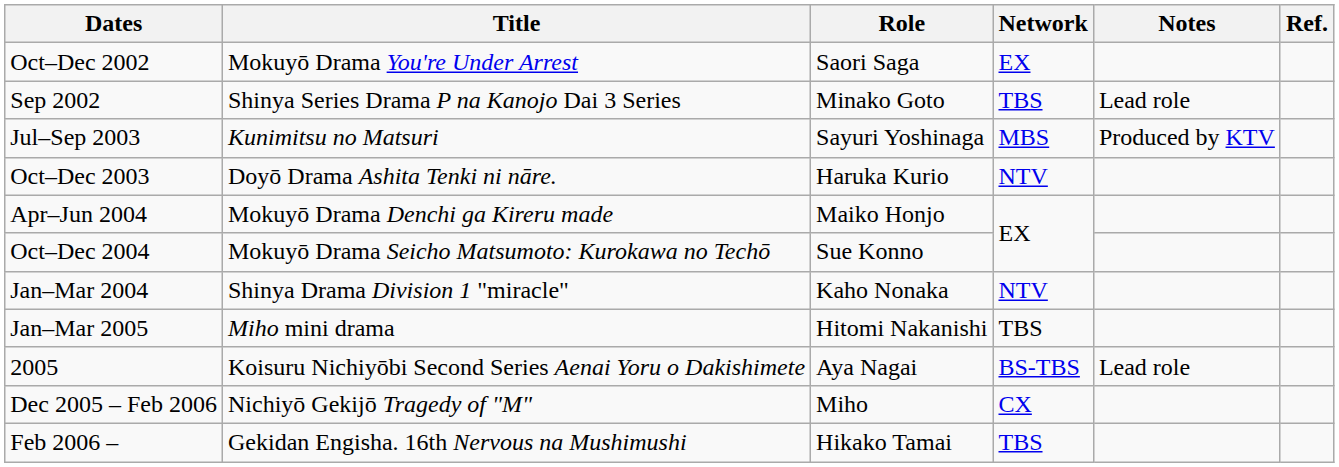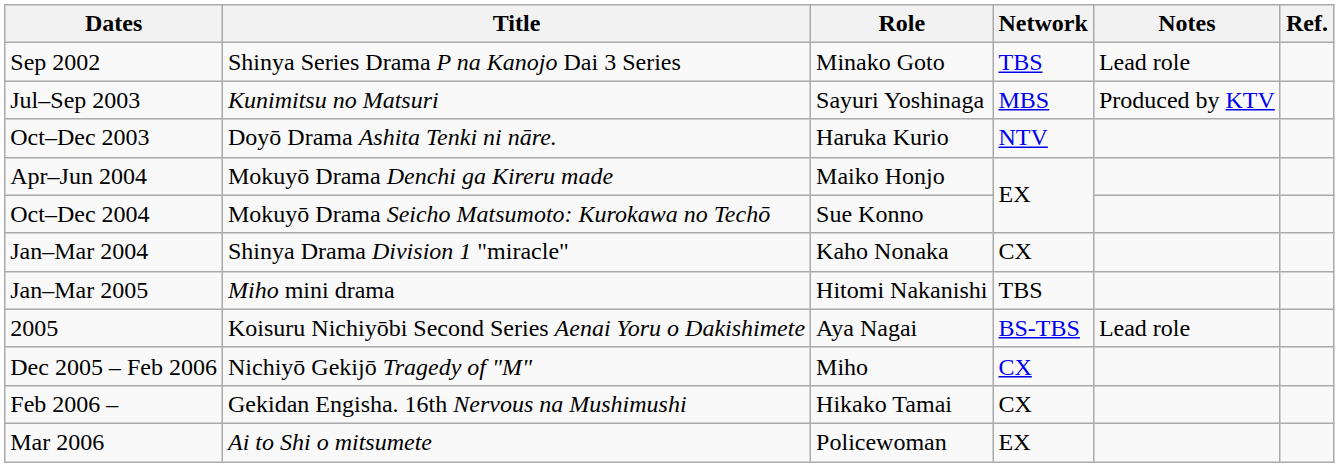- row: (80, 61)
(1023, 289) NTV -> (1015, 251) CX
(1021, 442) TBS -> (1015, 404) CX
+ row: (57, 442)
